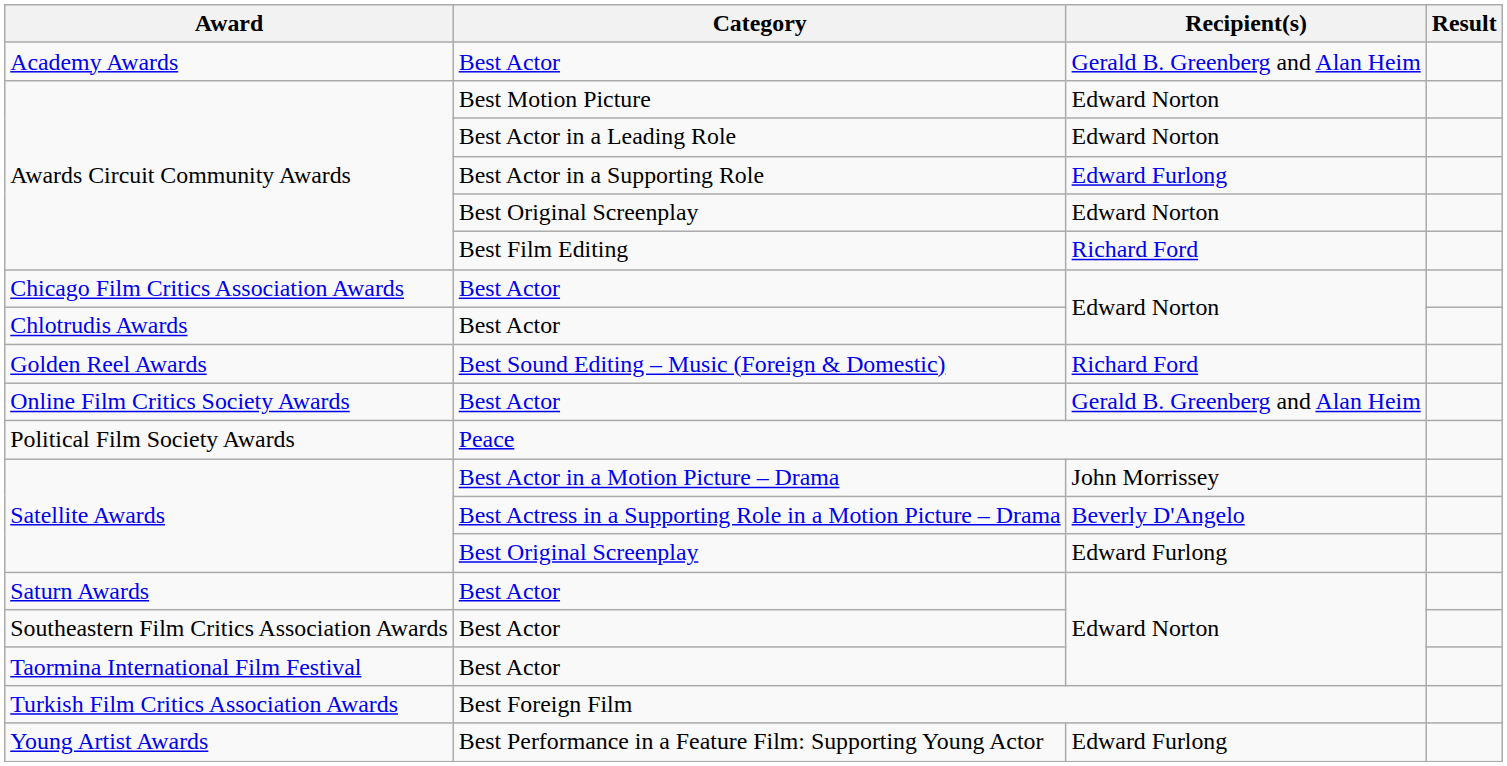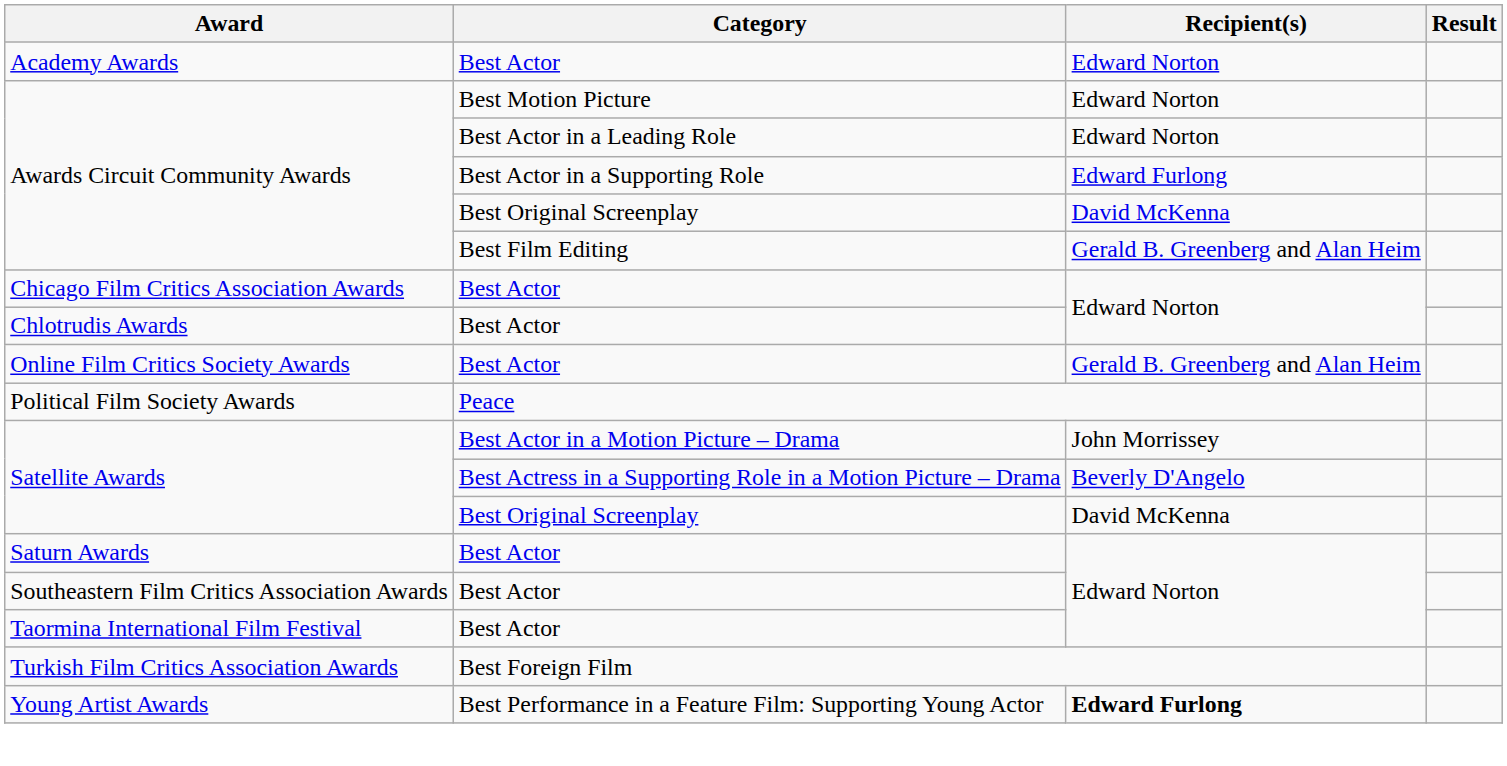(1246, 61) Gerald B. Greenberg and Alan Heim -> (1145, 61) Edward Norton
(1145, 212) Edward Norton -> (1151, 212) David McKenna
(1135, 250) Richard Ford -> (1246, 250) Gerald B. Greenberg and Alan Heim
- row: (108, 363)
(1149, 552) Edward Furlong -> (1151, 514) David McKenna
(1149, 741) normal -> (1157, 703) bold
